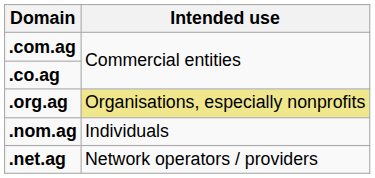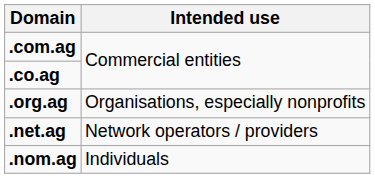(225, 103) khaki background -> (225, 103) no background
rows swapped: (37, 159) <-> (43, 131)
